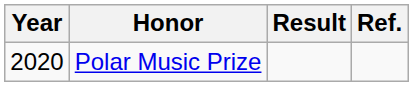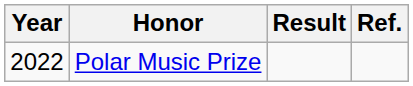(37, 61) 2020 -> (37, 61) 2022
